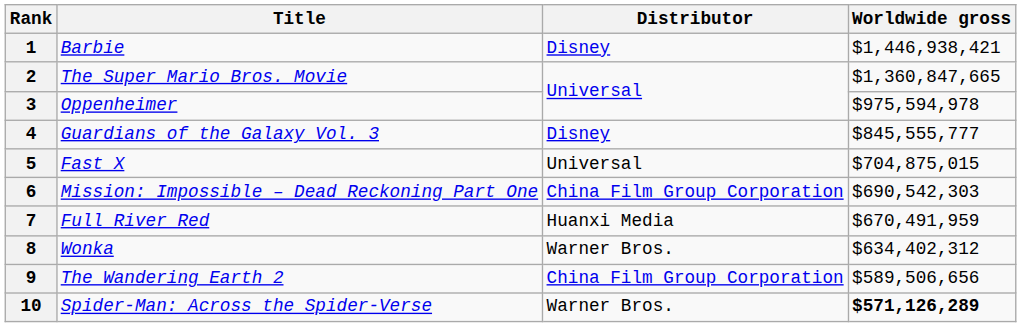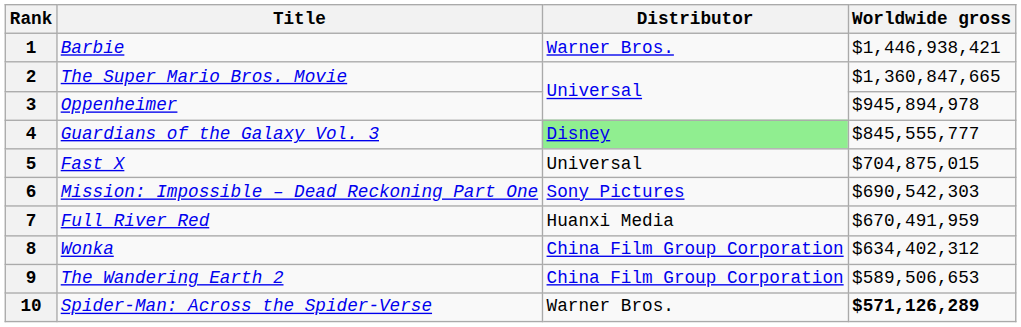(578, 48) Disney -> (610, 48) Warner Bros.
(916, 106) $975,594,978 -> (916, 106) $945,894,978
(578, 134) no background -> (578, 134) lightgreen background
(695, 192) China Film Group Corporation -> (616, 192) Sony Pictures
(610, 250) Warner Bros. -> (695, 250) China Film Group Corporation
(916, 278) $589,506,656 -> (916, 278) $589,506,653
